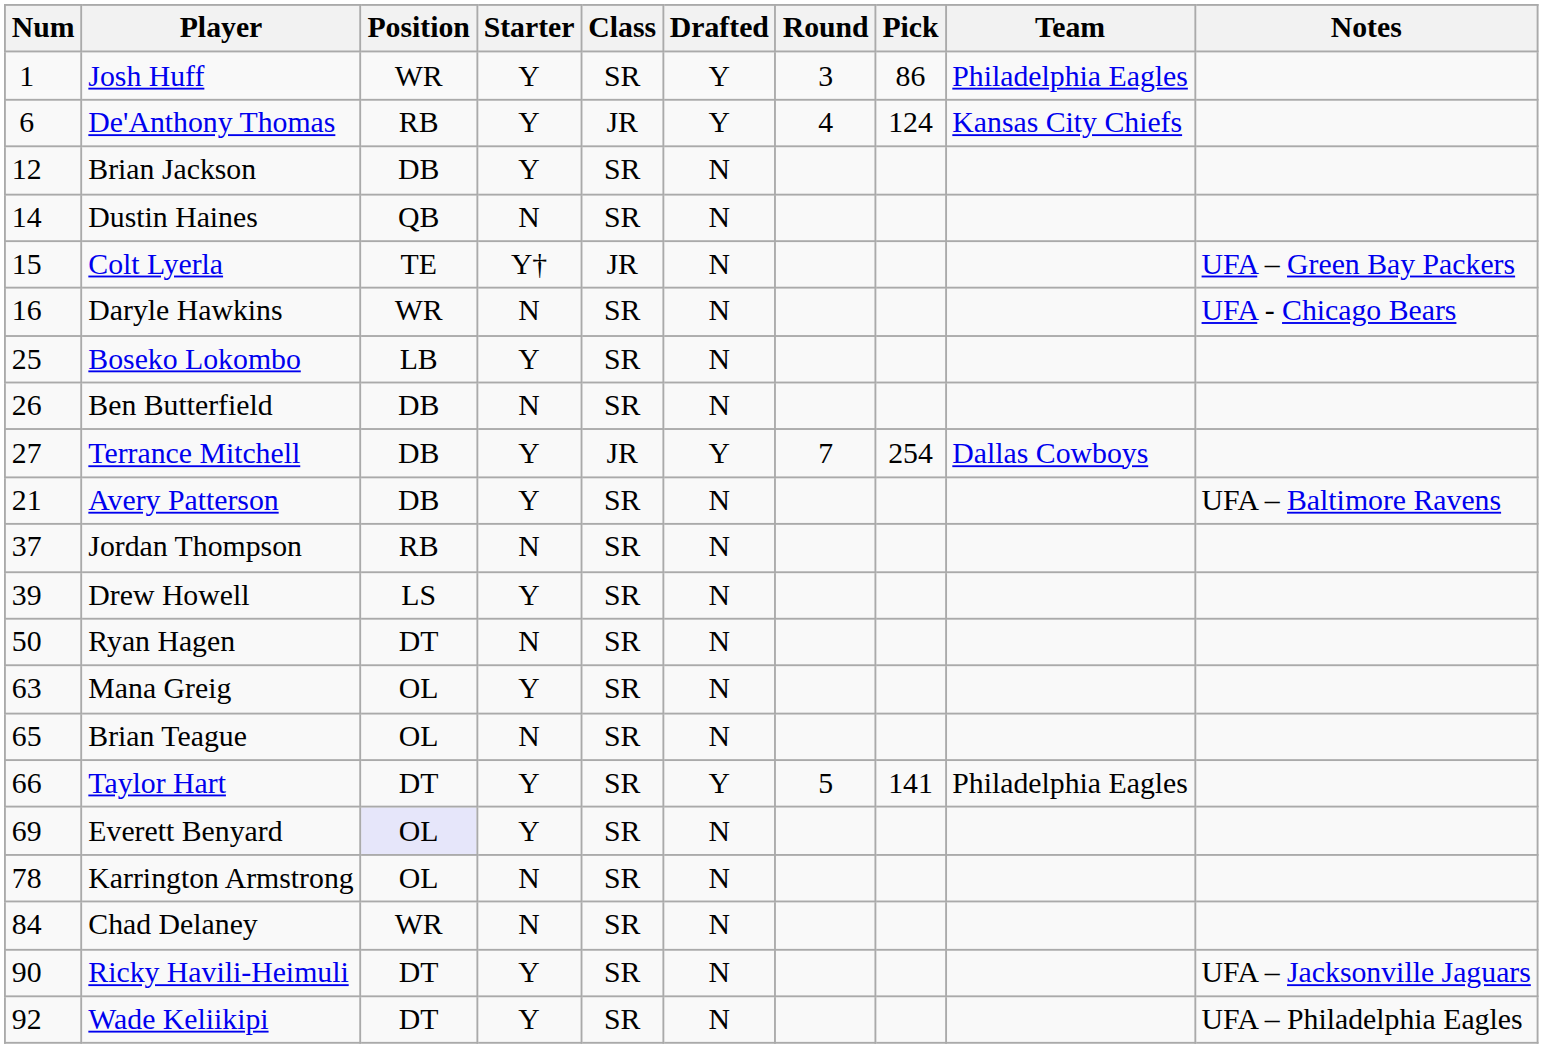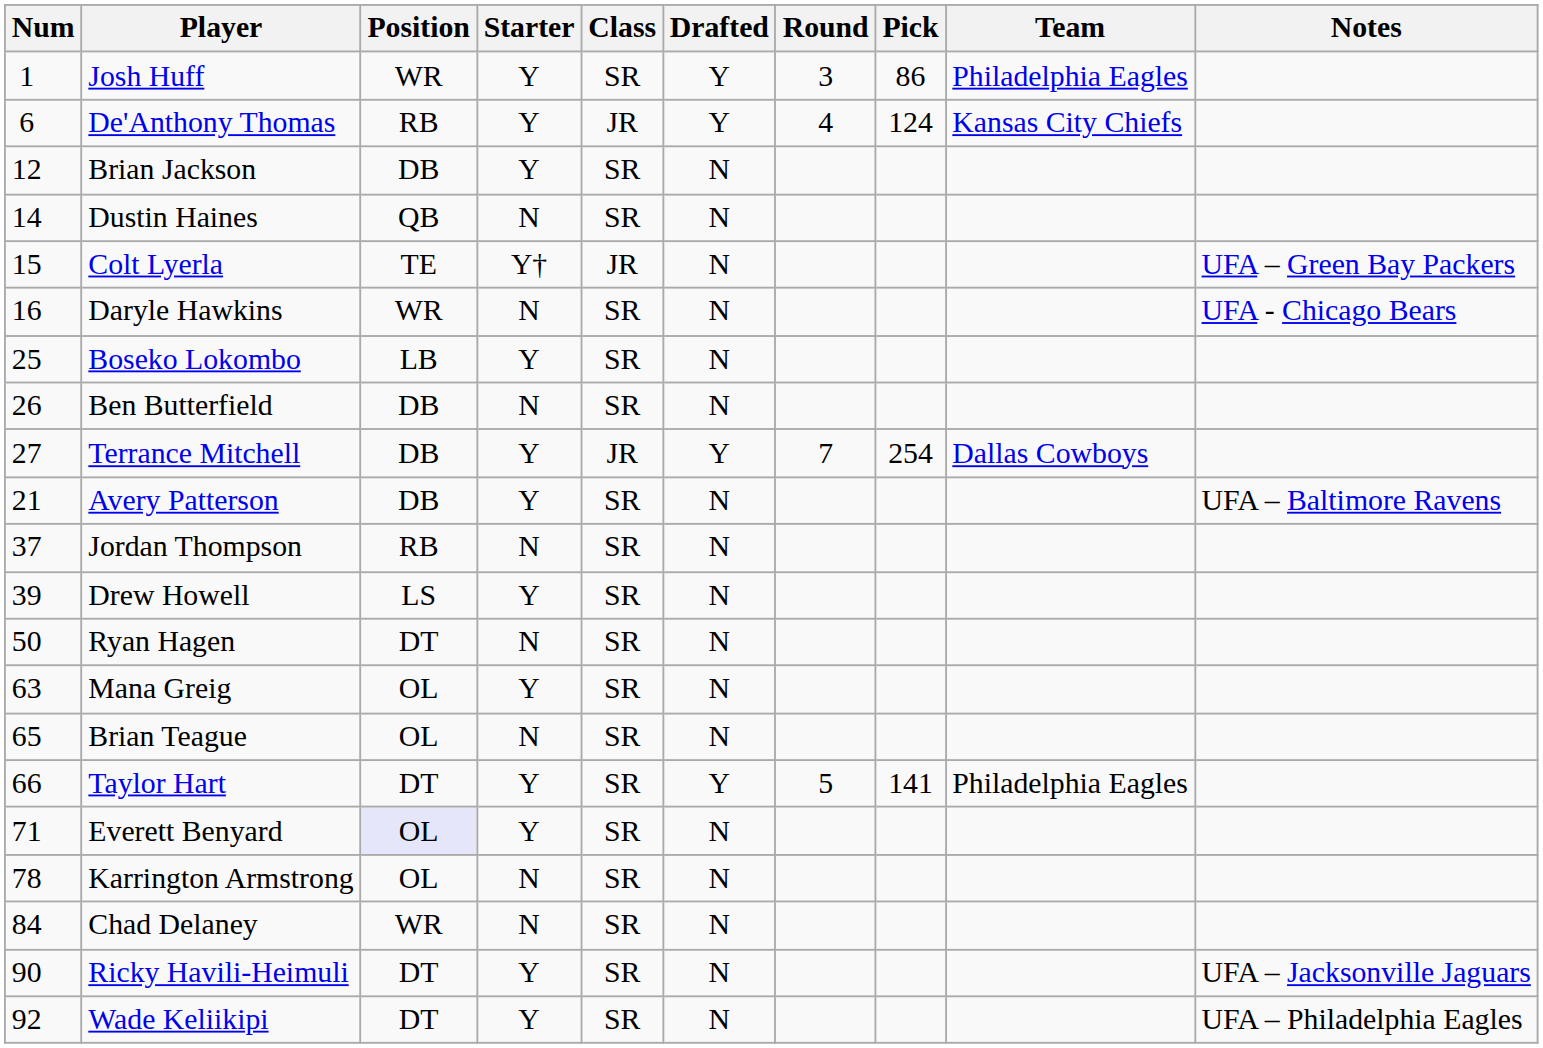(27, 830) 69 -> (27, 830) 71
